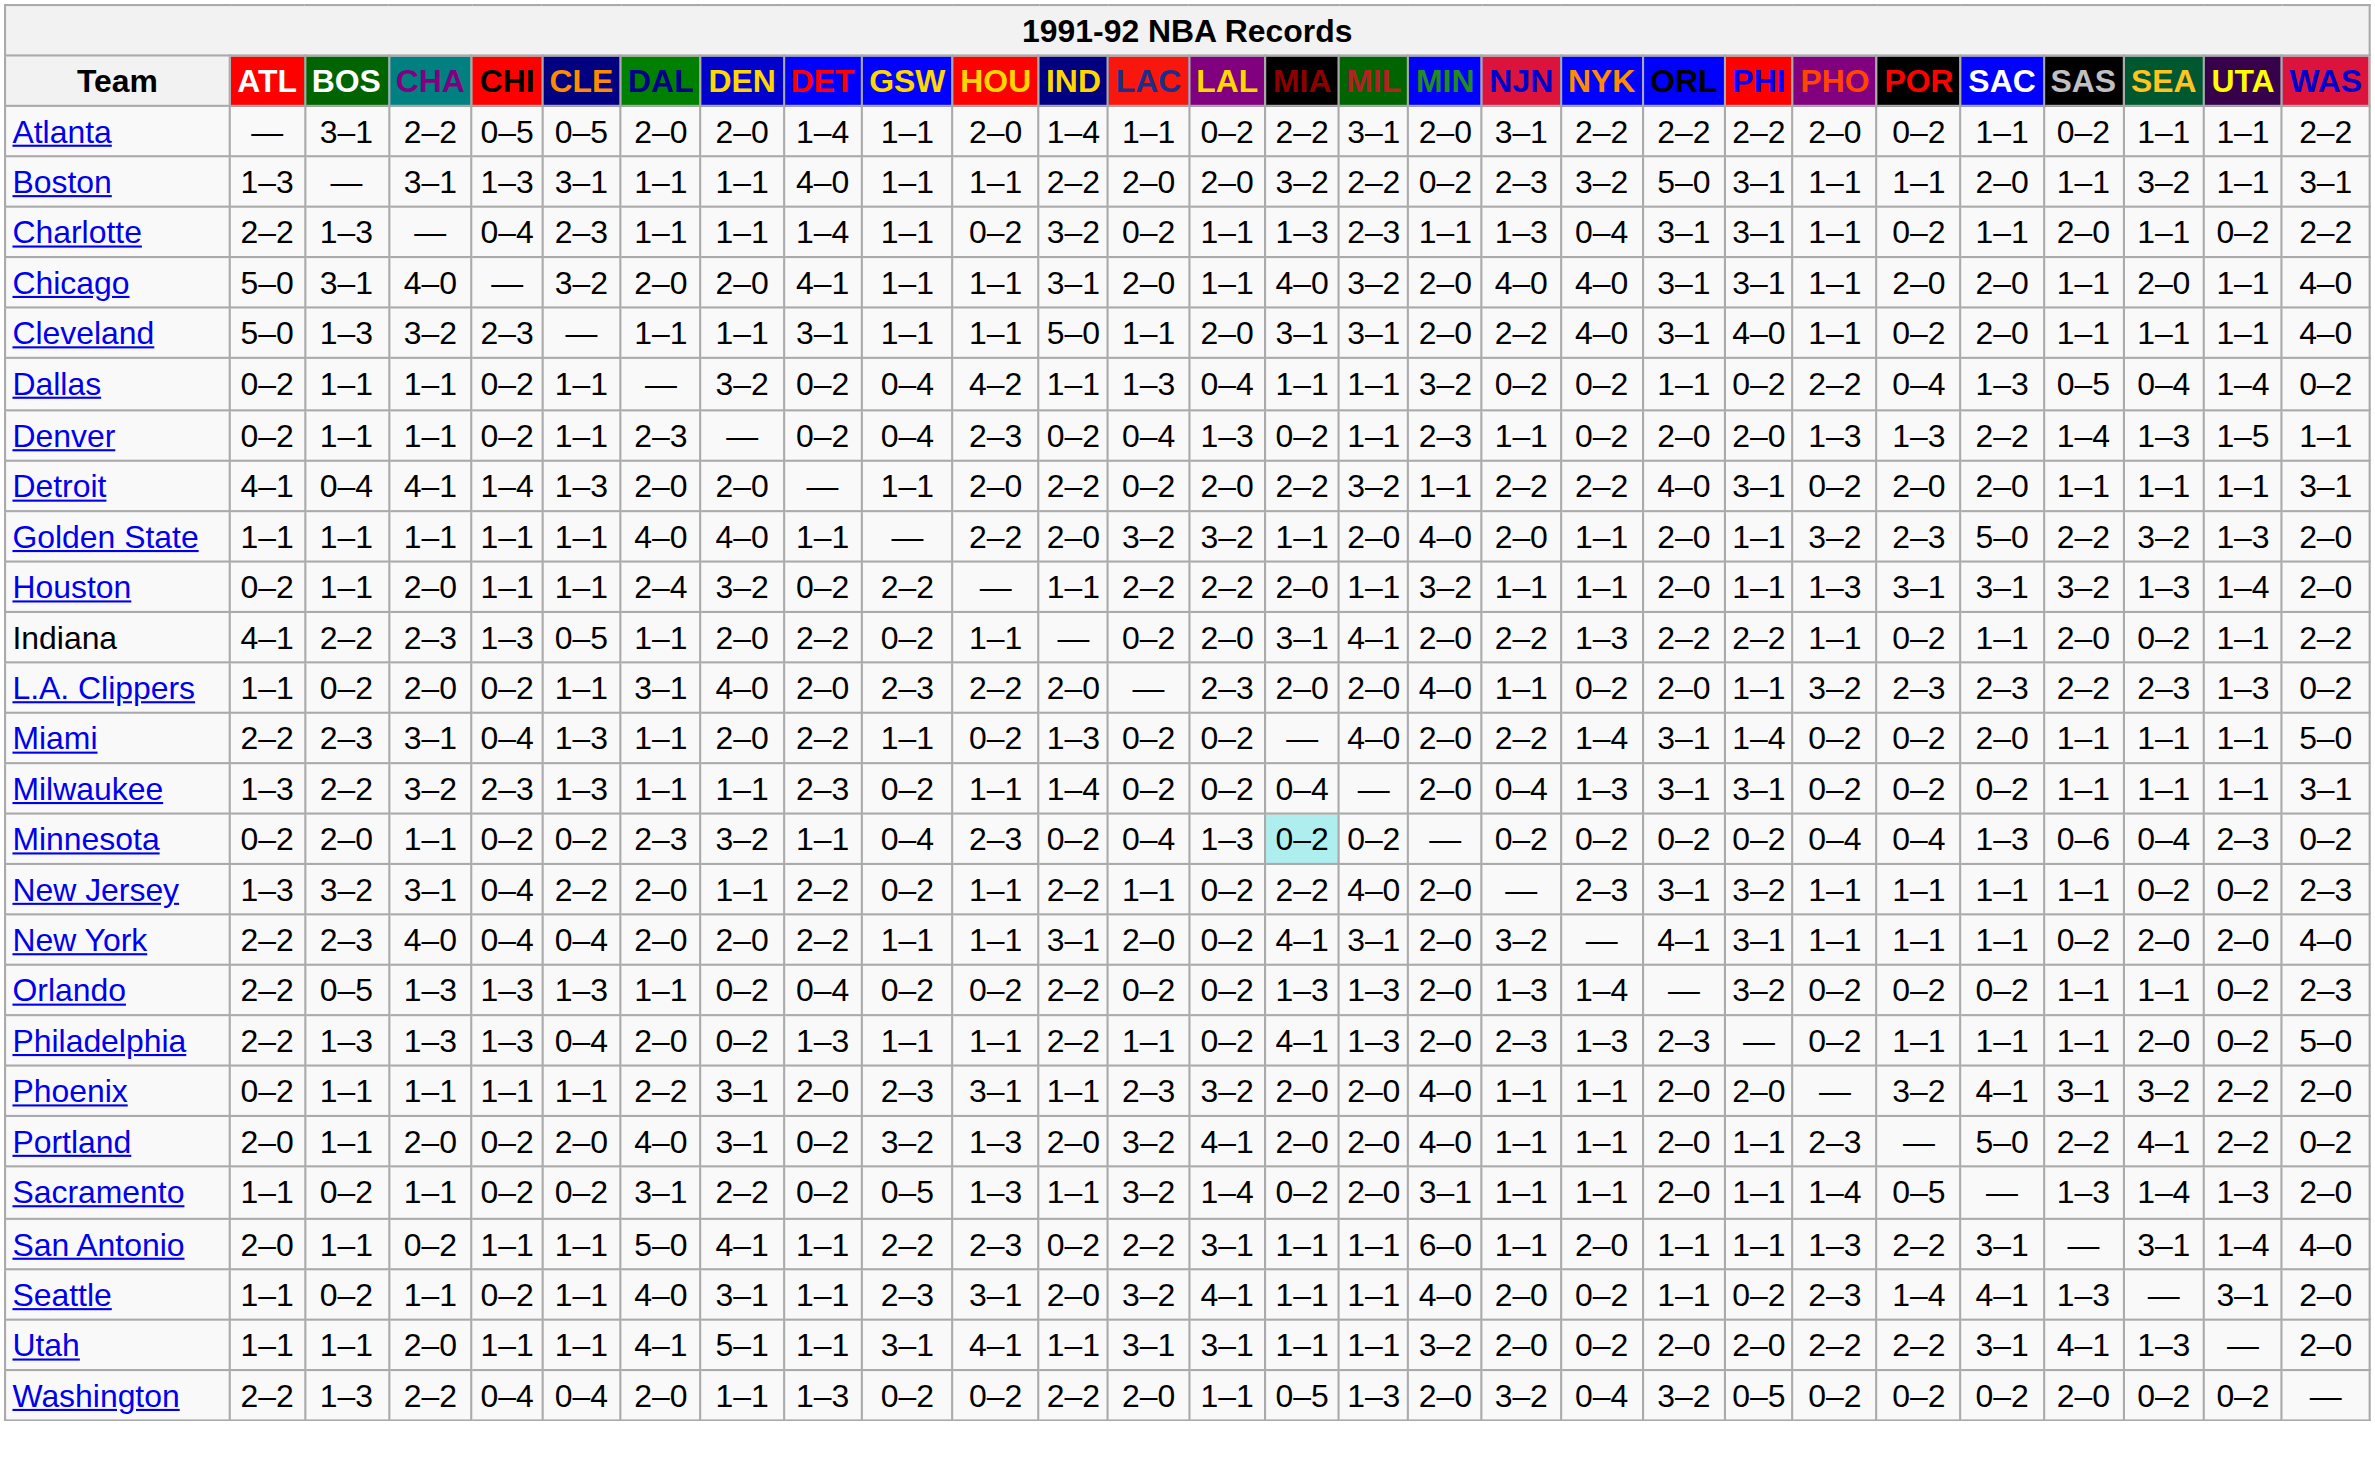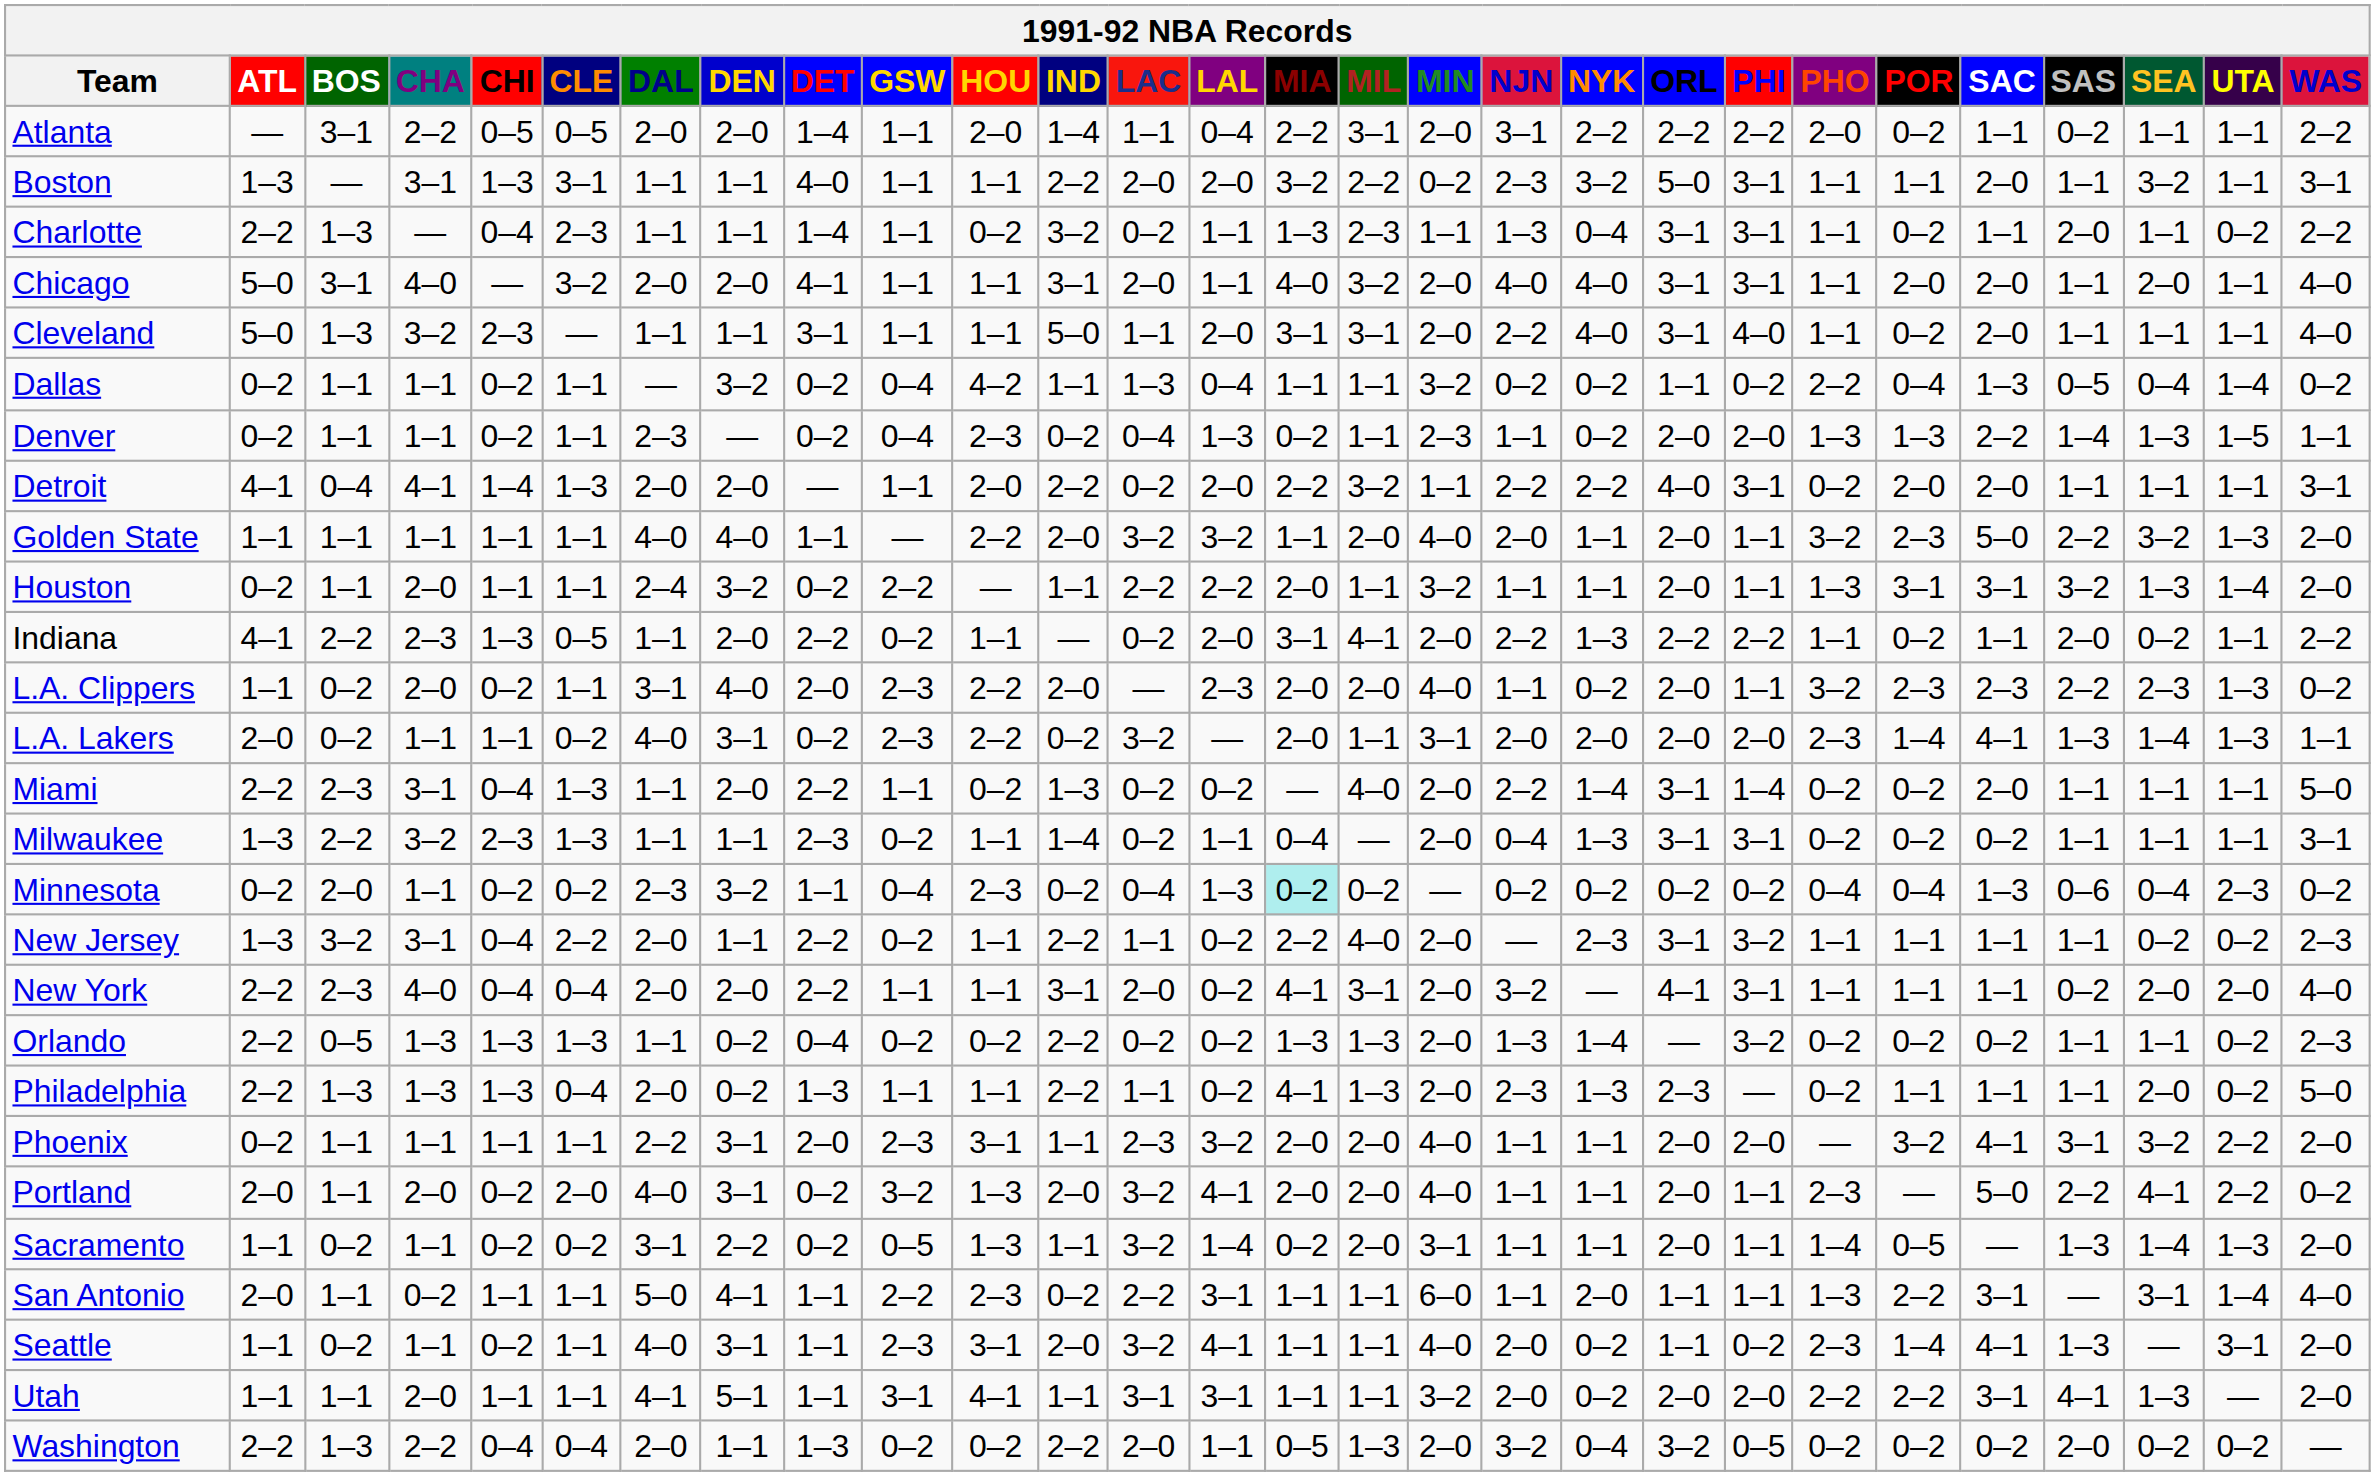(1227, 132) 0–2 -> (1227, 132) 0–4
+ row: (93, 738)
(1227, 788) 0–2 -> (1227, 839) 1–1
